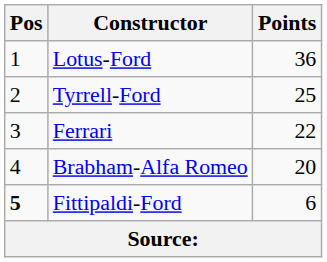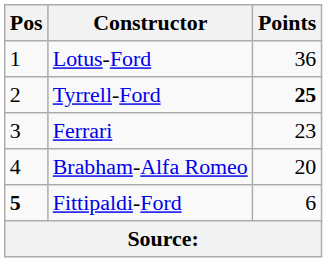(305, 94) normal -> (305, 94) bold
(305, 131) 22 -> (305, 131) 23
